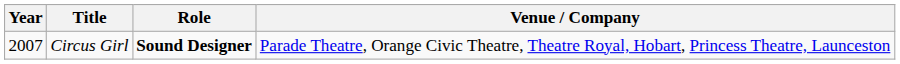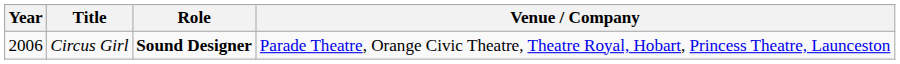(26, 45) 2007 -> (26, 45) 2006
